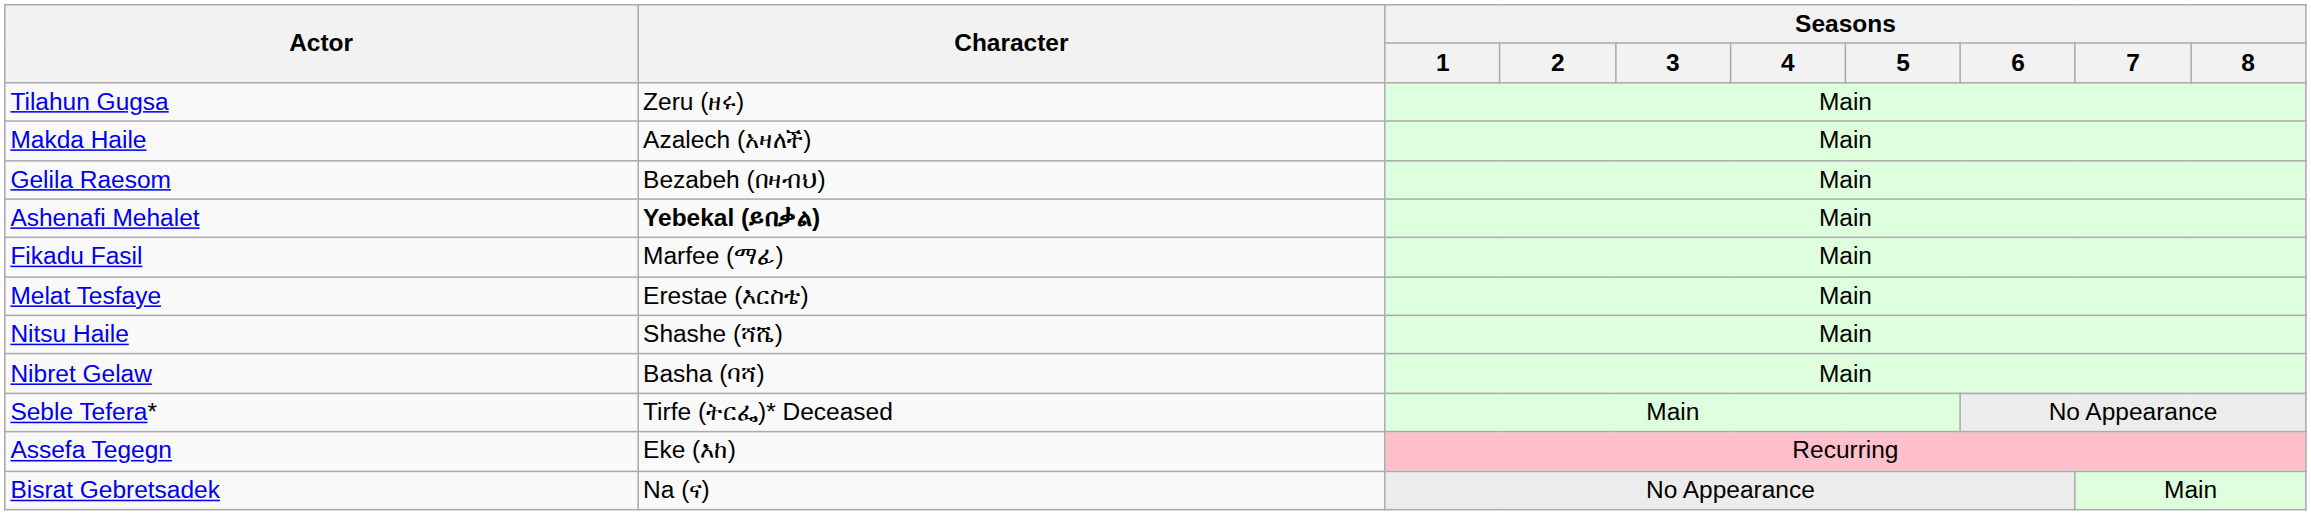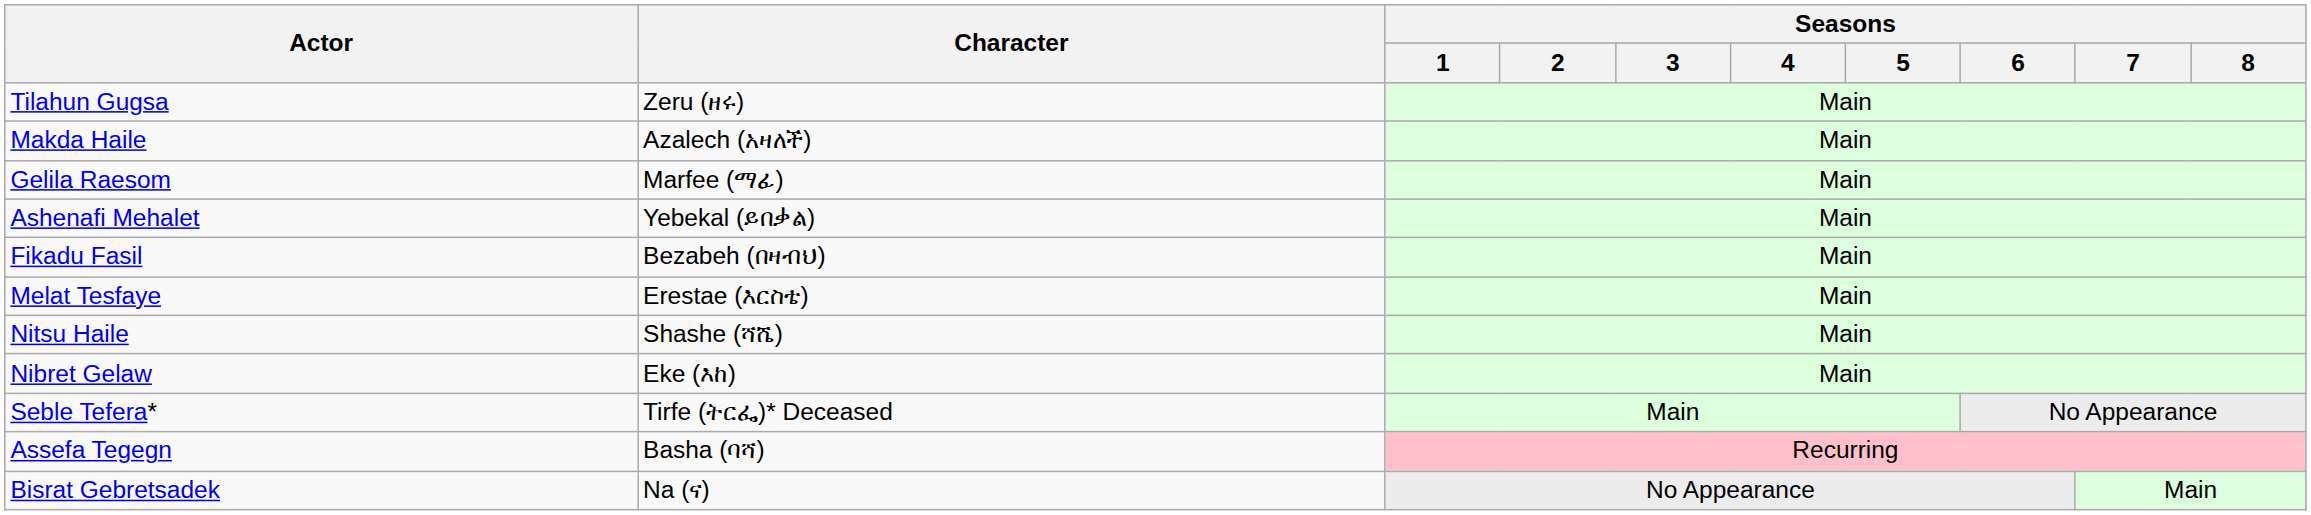(734, 179) Bezabeh (በዛብህ) -> (713, 179) Marfee (ማፊ)
(732, 218) bold -> (729, 218) normal
(713, 256) Marfee (ማፊ) -> (734, 256) Bezabeh (በዛብህ)
(704, 373) Basha (ባሻ) -> (689, 373) Eke (እከ)
(689, 450) Eke (እከ) -> (704, 450) Basha (ባሻ)
